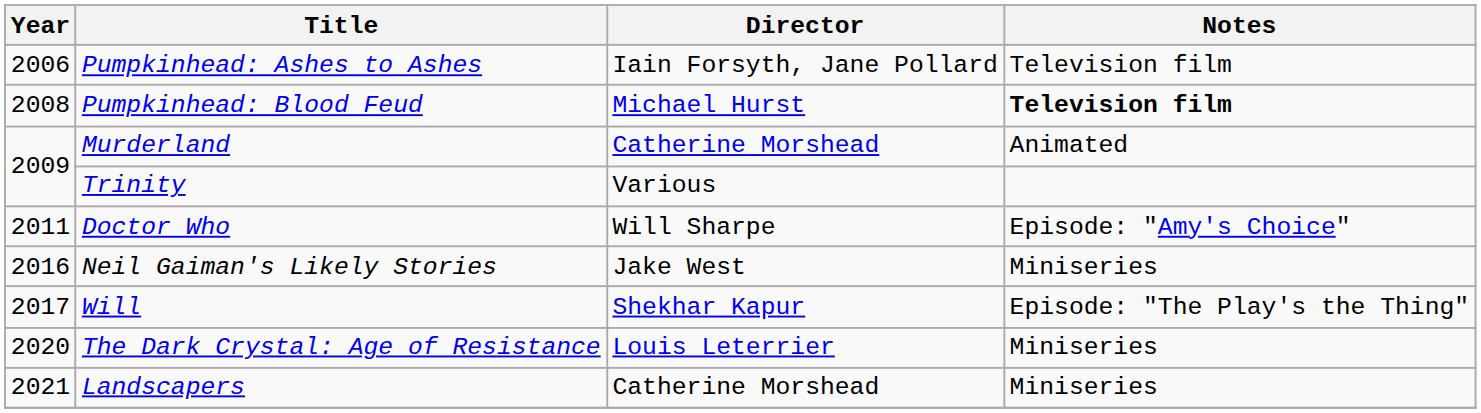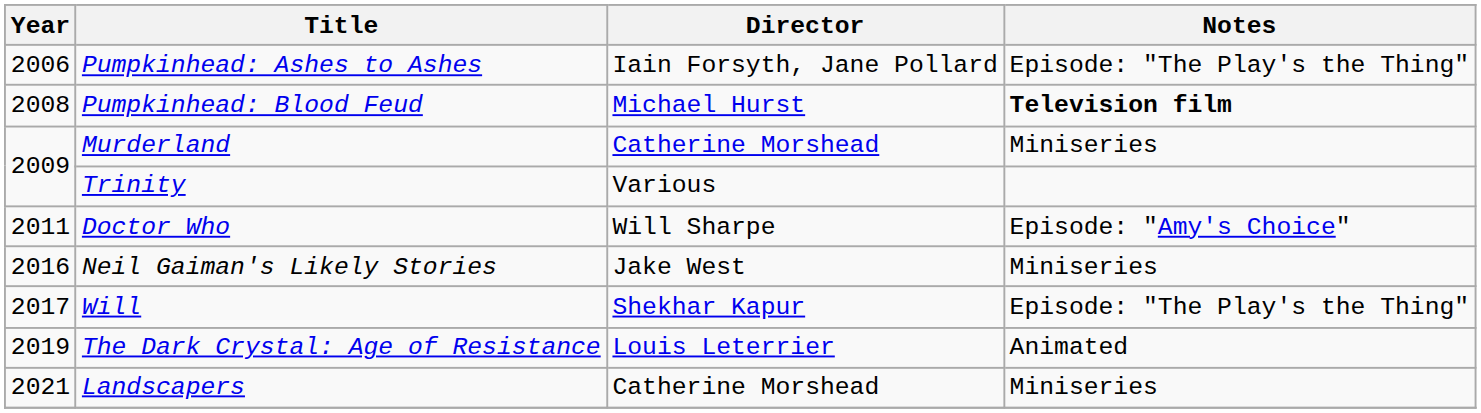(1121, 65) Television film -> (1239, 65) Episode: "The Play's the Thing"
(1069, 146) Animated -> (1084, 146) Miniseries
(40, 347) 2020 -> (40, 347) 2019
(1084, 347) Miniseries -> (1069, 347) Animated
